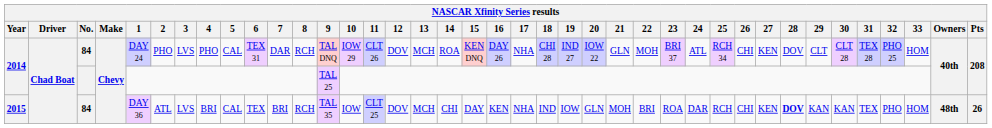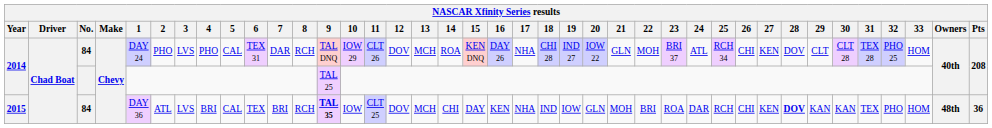(328, 108) normal -> (329, 109) bold
(977, 109) 26 -> (978, 109) 36
